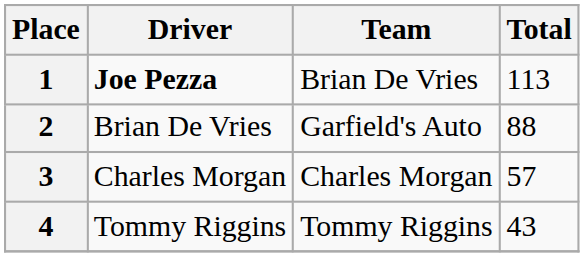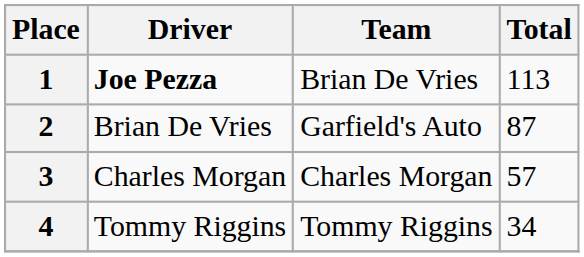(521, 127) 88 -> (521, 127) 87
(521, 226) 43 -> (521, 226) 34
